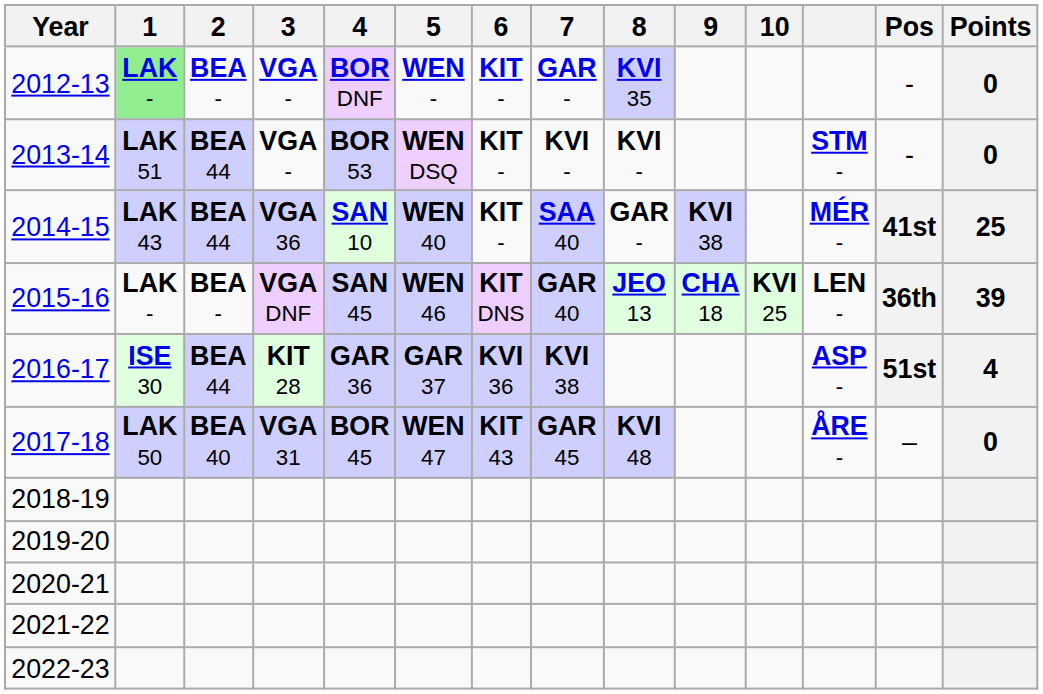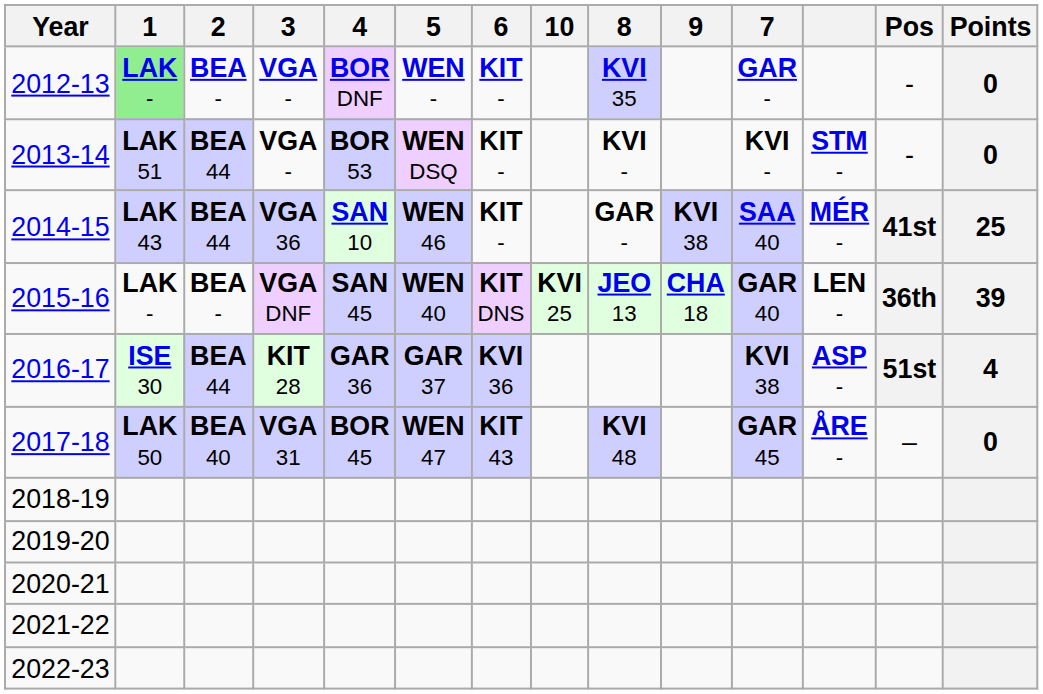columns swapped: (567, 26) <-> (775, 26)
(433, 225) WEN 40 -> (433, 225) WEN 46
(433, 297) WEN 46 -> (433, 297) WEN 40
